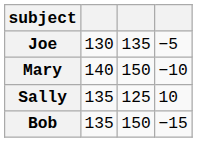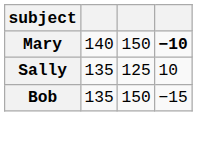- row: (43, 44)
(173, 71) normal -> (173, 44) bold
